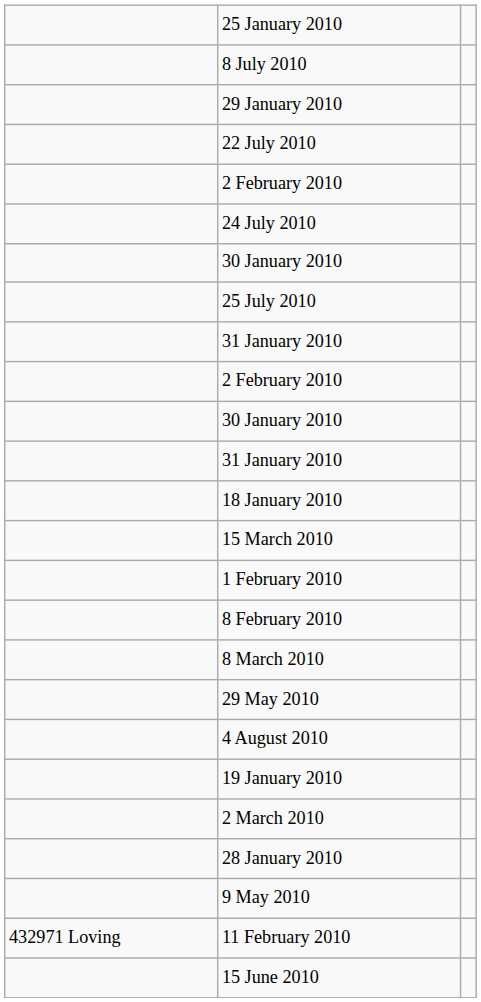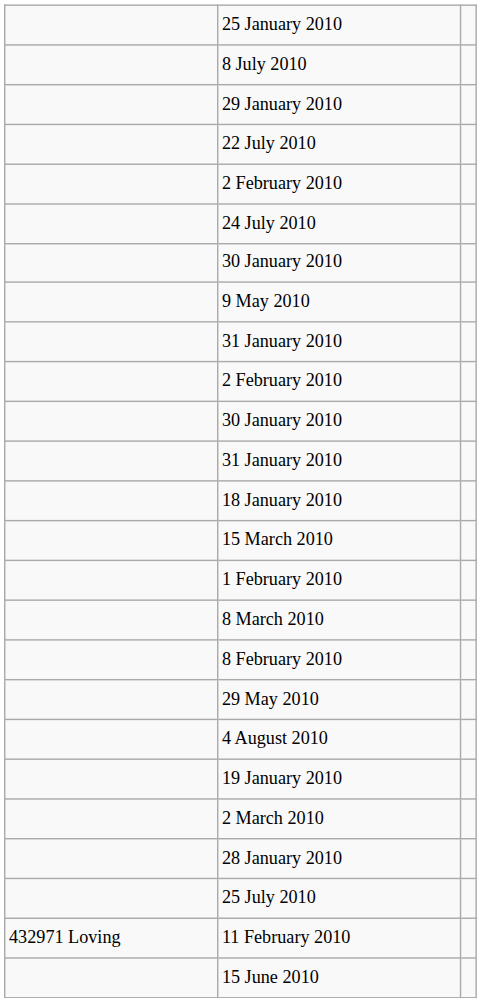rows swapped: (111, 303) <-> (111, 898)
rows swapped: (111, 620) <-> (111, 660)
